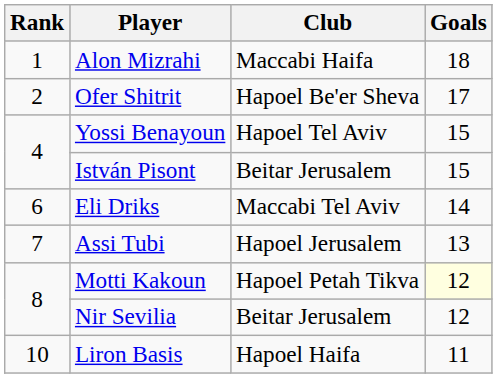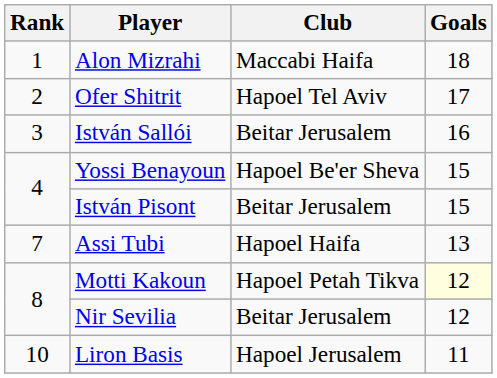(328, 96) Hapoel Be'er Sheva -> (311, 96) Hapoel Tel Aviv
+ row: (133, 133)
(311, 133) Hapoel Tel Aviv -> (328, 170) Hapoel Be'er Sheva
- row: (117, 206)
(319, 243) Hapoel Jerusalem -> (298, 243) Hapoel Haifa
(298, 354) Hapoel Haifa -> (319, 354) Hapoel Jerusalem
